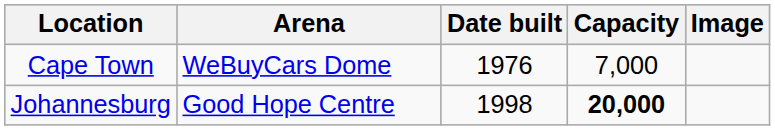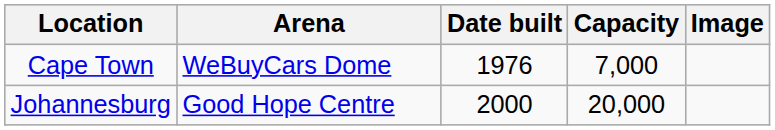(505, 104) 1998 -> (505, 104) 2000
(626, 104) bold -> (626, 104) normal
